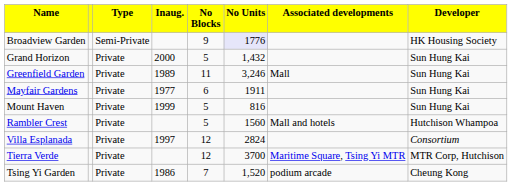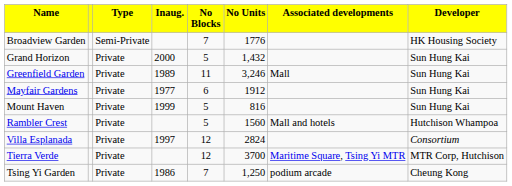(206, 40) 9 -> (206, 40) 7
(255, 40) lavender background -> (255, 40) no background
(255, 90) 1911 -> (255, 90) 1912
(254, 172) 1,520 -> (254, 172) 1,250
